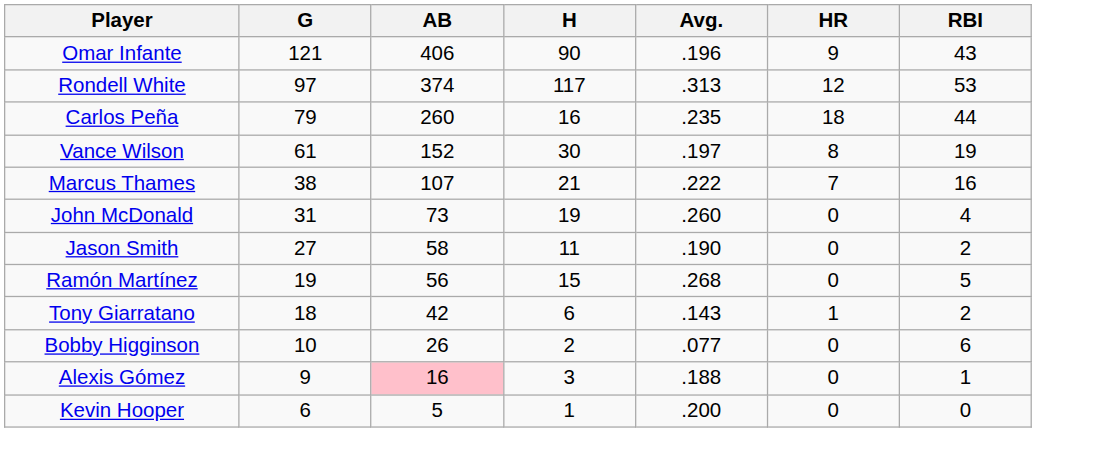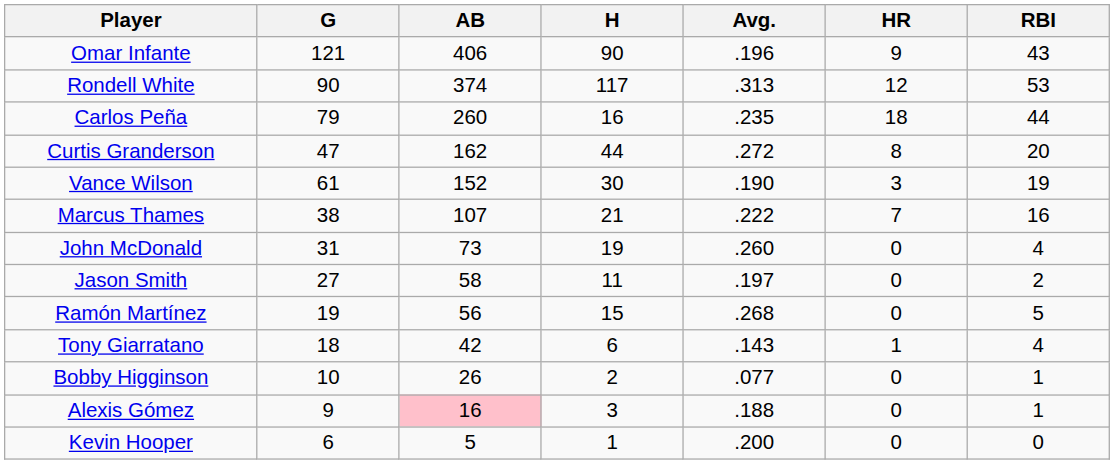(305, 85) 97 -> (328, 85) 90
+ row: (131, 150)
(701, 150) .197 -> (754, 183) .190
(833, 150) 8 -> (896, 183) 3
(701, 248) .190 -> (754, 280) .197
(965, 313) 2 -> (1038, 345) 4
(965, 345) 6 -> (1038, 378) 1
